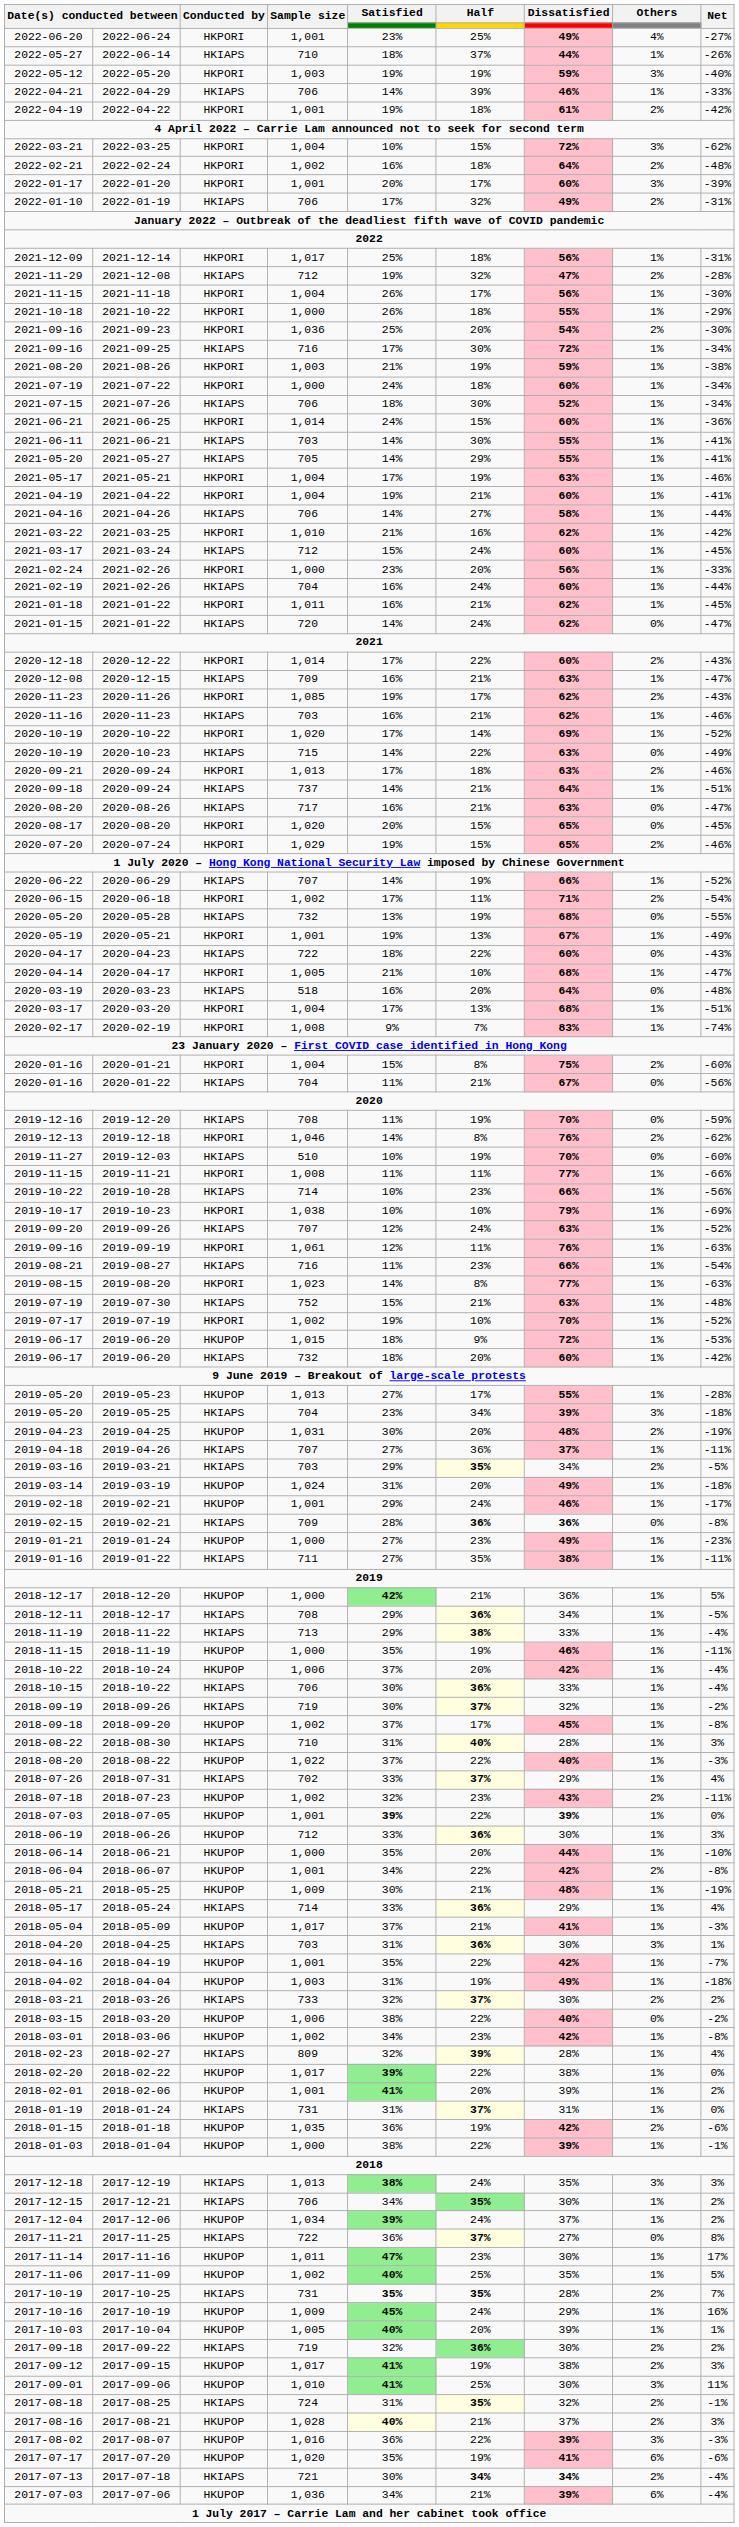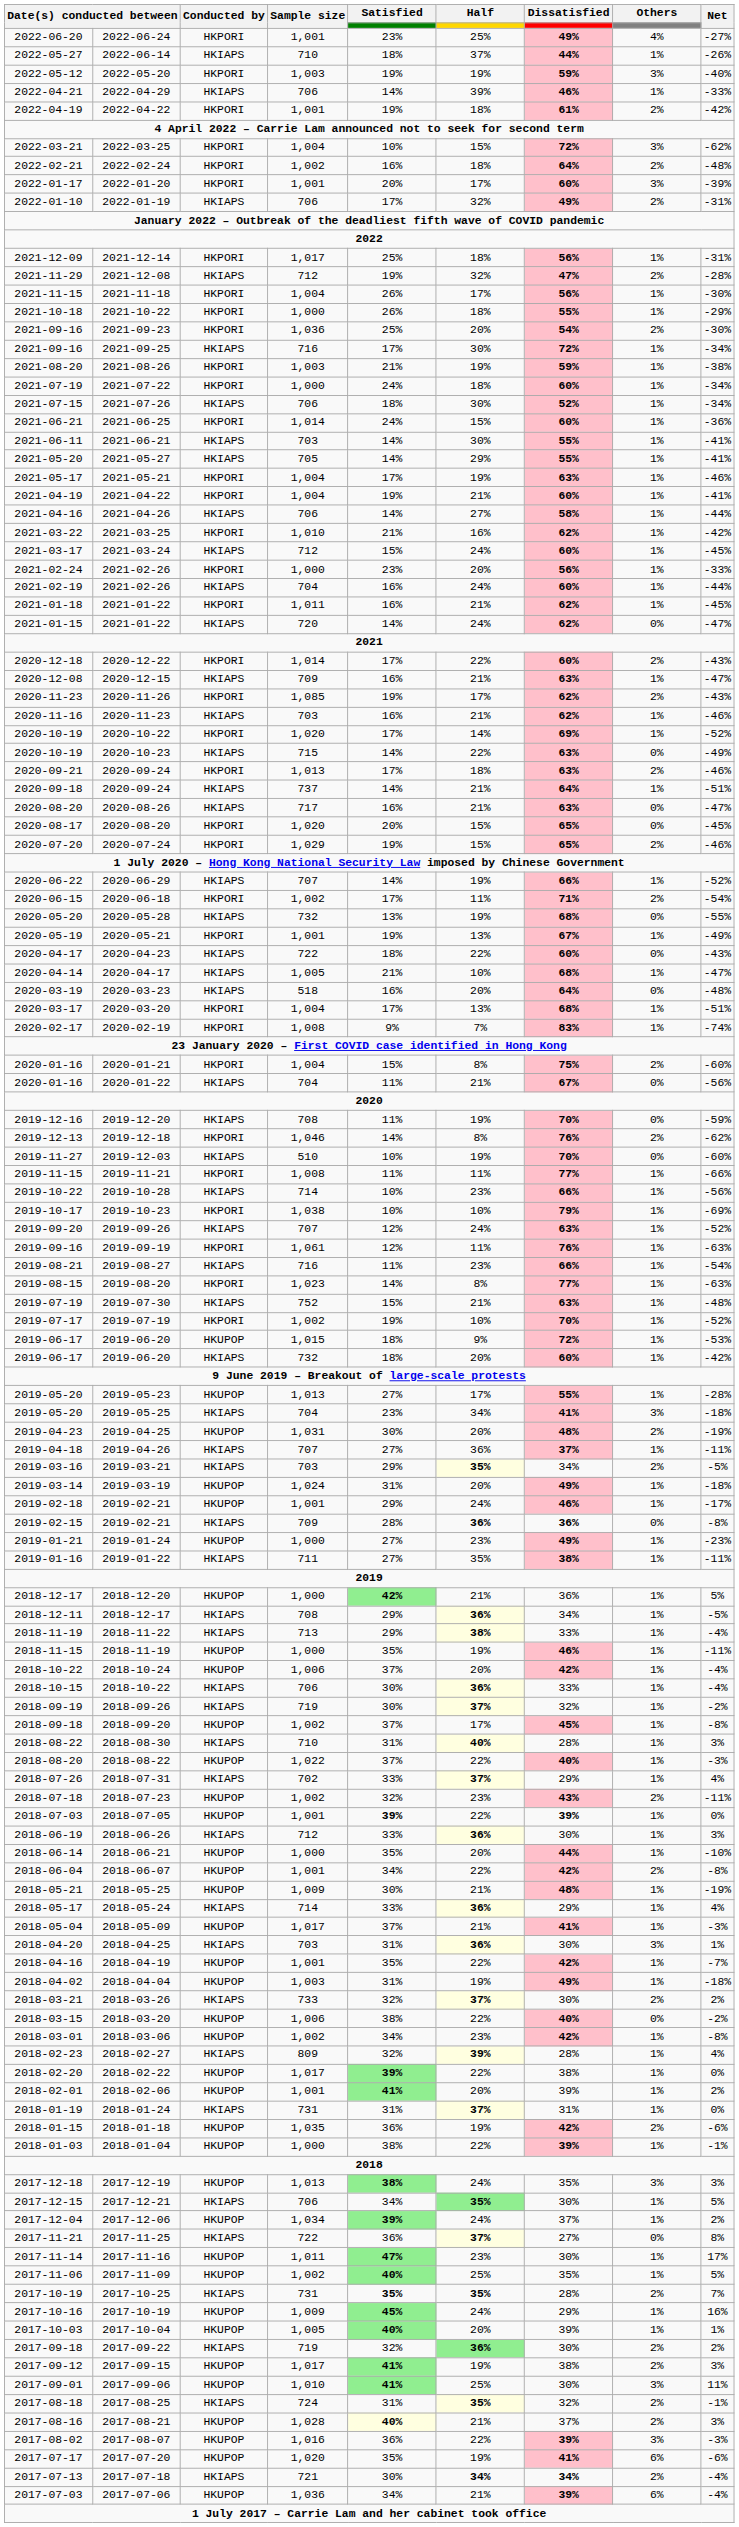(224, 973) HKPORI -> (224, 973) HKIAPS
(569, 1413) 39% -> (569, 1413) 41%
(224, 1835) HKUPOP -> (224, 1835) HKIAPS
(224, 2184) HKIAPS -> (224, 2184) HKUPOP
(717, 2202) 2% -> (717, 2202) 5%
